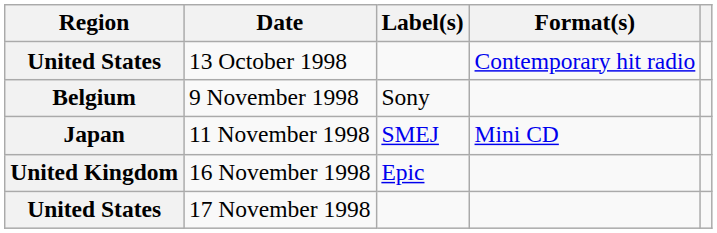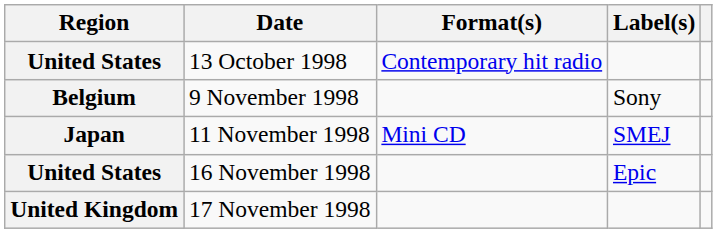columns swapped: (585, 23) <-> (423, 23)
(94, 172) United Kingdom -> (94, 172) United States
(94, 209) United States -> (94, 209) United Kingdom
